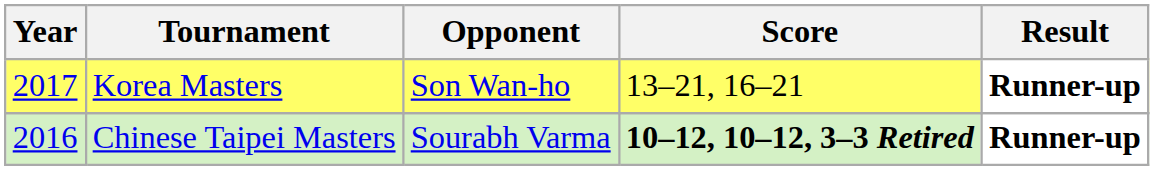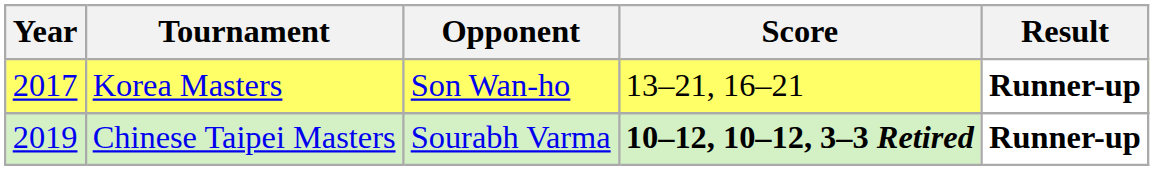(45, 138) 2016 -> (45, 138) 2019
